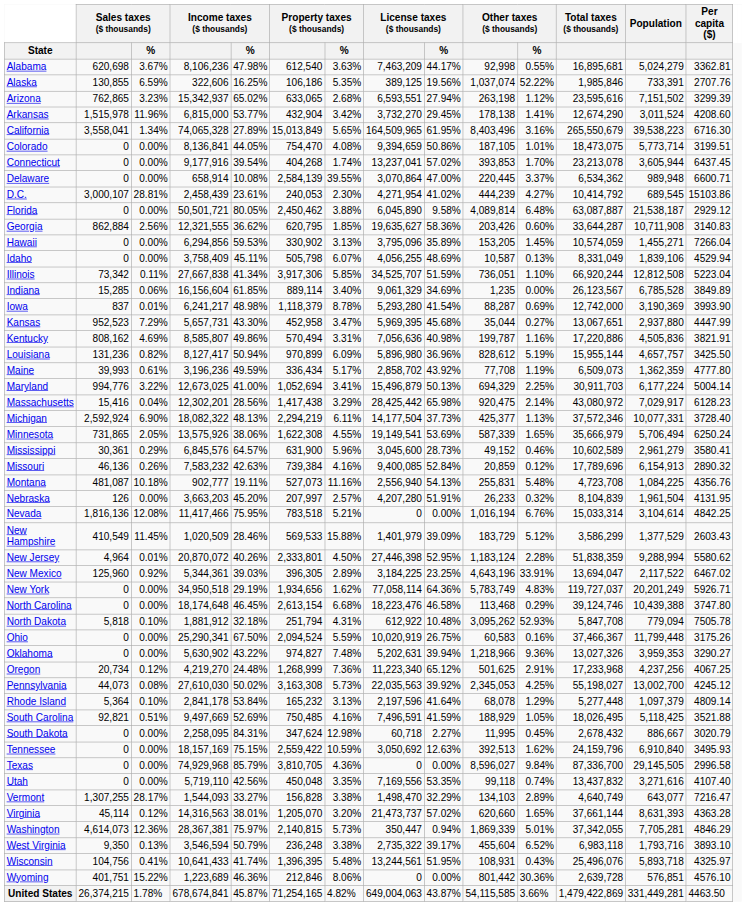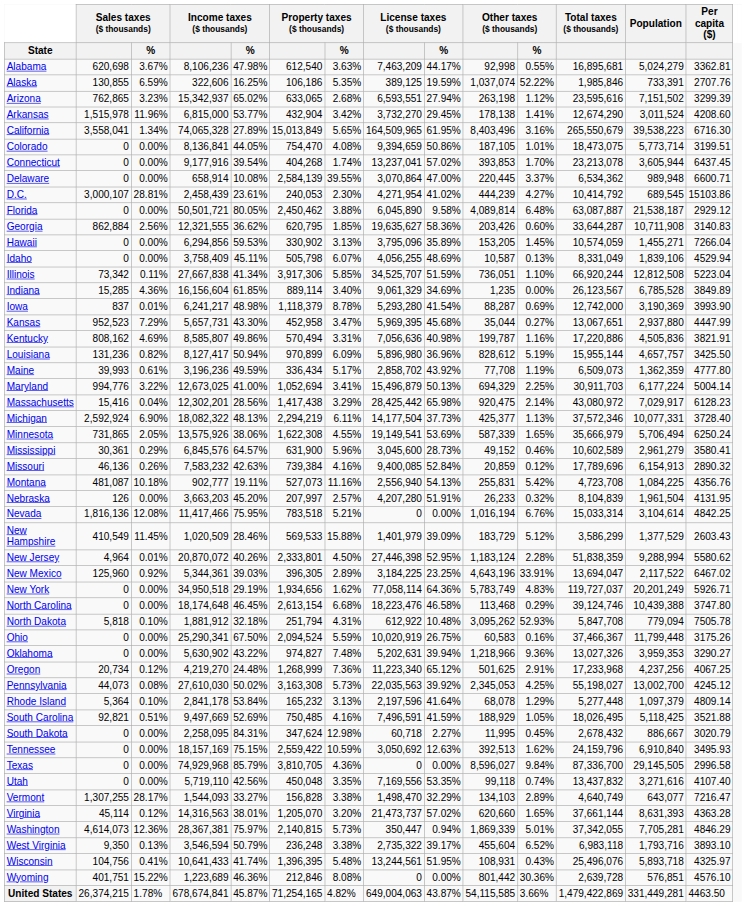(444, 83) 19.56% -> (444, 83) 19.59%
(154, 290) 0.06% -> (154, 290) 4.36%
(540, 482) 5.48% -> (540, 482) 5.42%
(347, 877) 8.06% -> (347, 877) 8.08%
